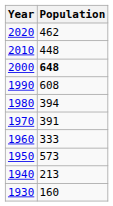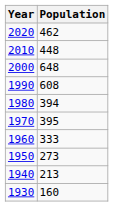(49, 68) bold -> (49, 68) normal
(49, 121) 391 -> (49, 121) 395
(49, 157) 573 -> (49, 157) 273
